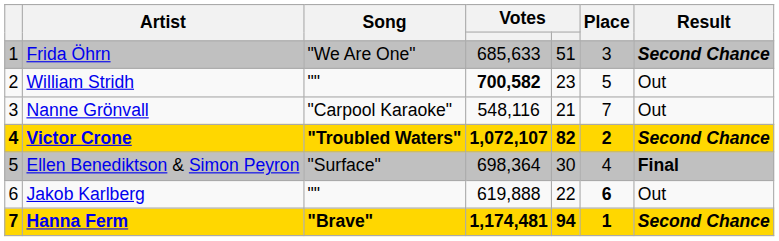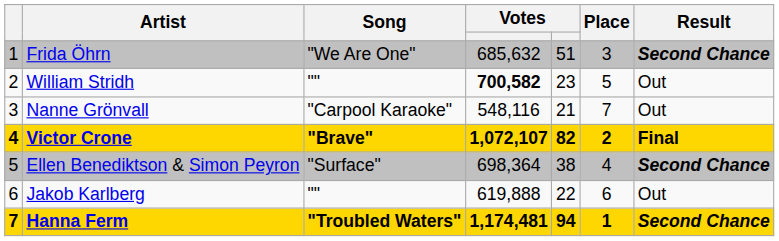(509, 54) 685,633 -> (509, 54) 685,632
(385, 138) "Troubled Waters" -> (340, 138) "Brave"
(704, 138) Second Chance -> (658, 138) Final
(566, 166) 30 -> (566, 166) 38
(658, 166) Final -> (704, 166) Second Chance
(607, 194) bold -> (607, 194) normal
(340, 221) "Brave" -> (385, 221) "Troubled Waters"
